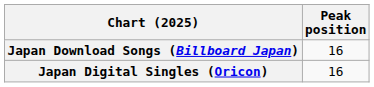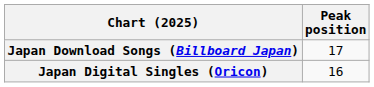(336, 50) 16 -> (336, 50) 17
